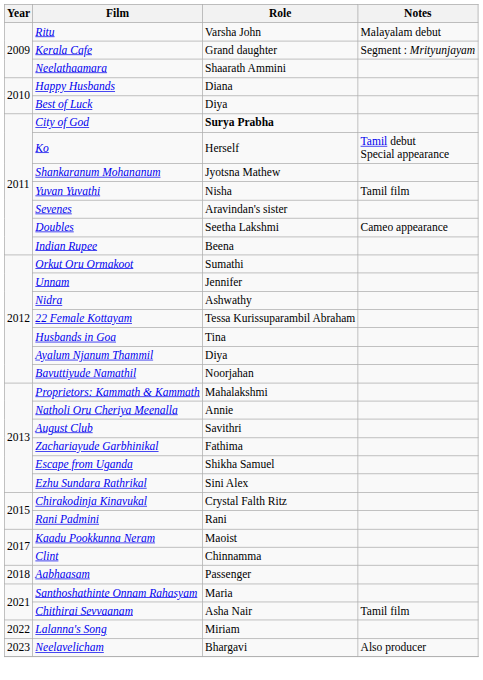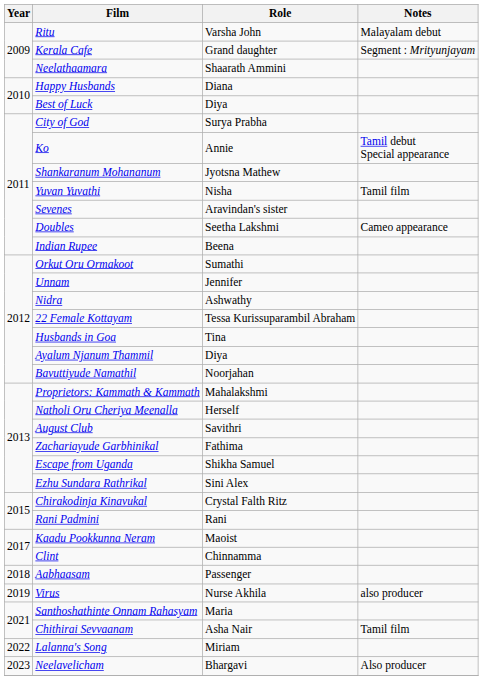(239, 123) bold -> (236, 123) normal
(222, 148) Herself -> (219, 148) Annie
(219, 410) Annie -> (222, 410) Herself
+ row: (47, 592)
